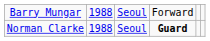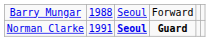(101, 29) 1988 -> (101, 29) 1991
(132, 29) normal -> (132, 29) bold
